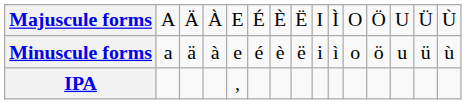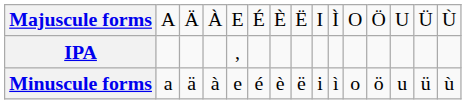rows swapped: (81, 51) <-> (81, 83)
